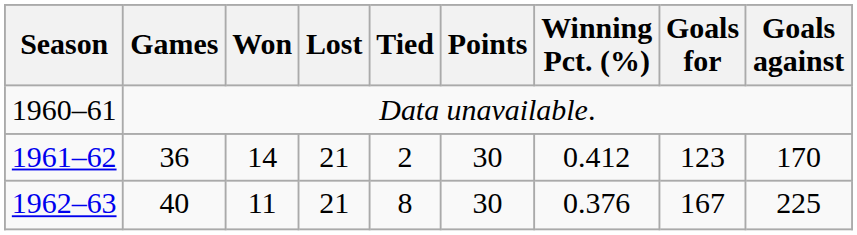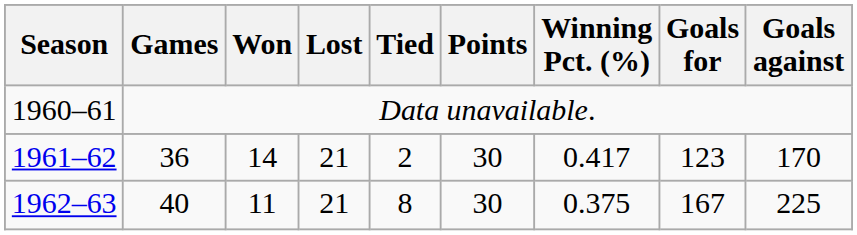(597, 156) 0.412 -> (597, 156) 0.417
(597, 204) 0.376 -> (597, 204) 0.375
